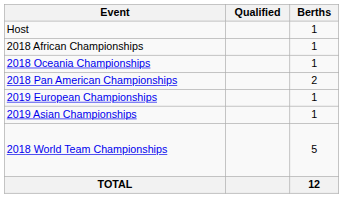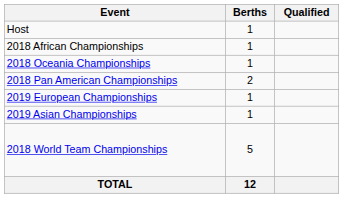columns swapped: (314, 13) <-> (258, 13)
